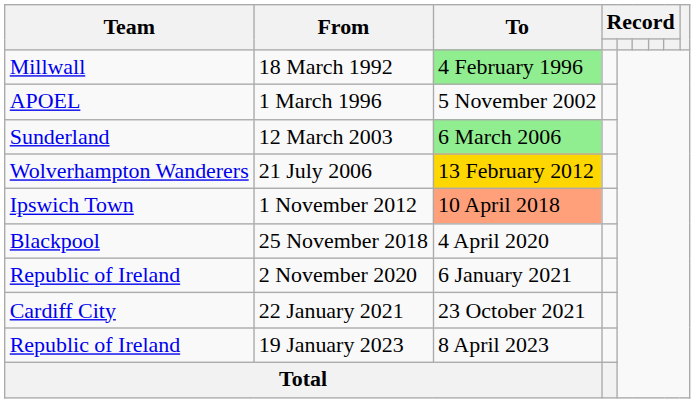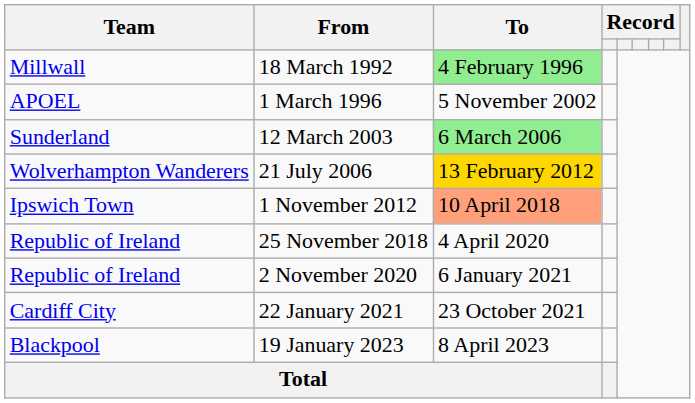(55, 240) Blackpool -> (95, 240) Republic of Ireland
(95, 344) Republic of Ireland -> (55, 344) Blackpool
